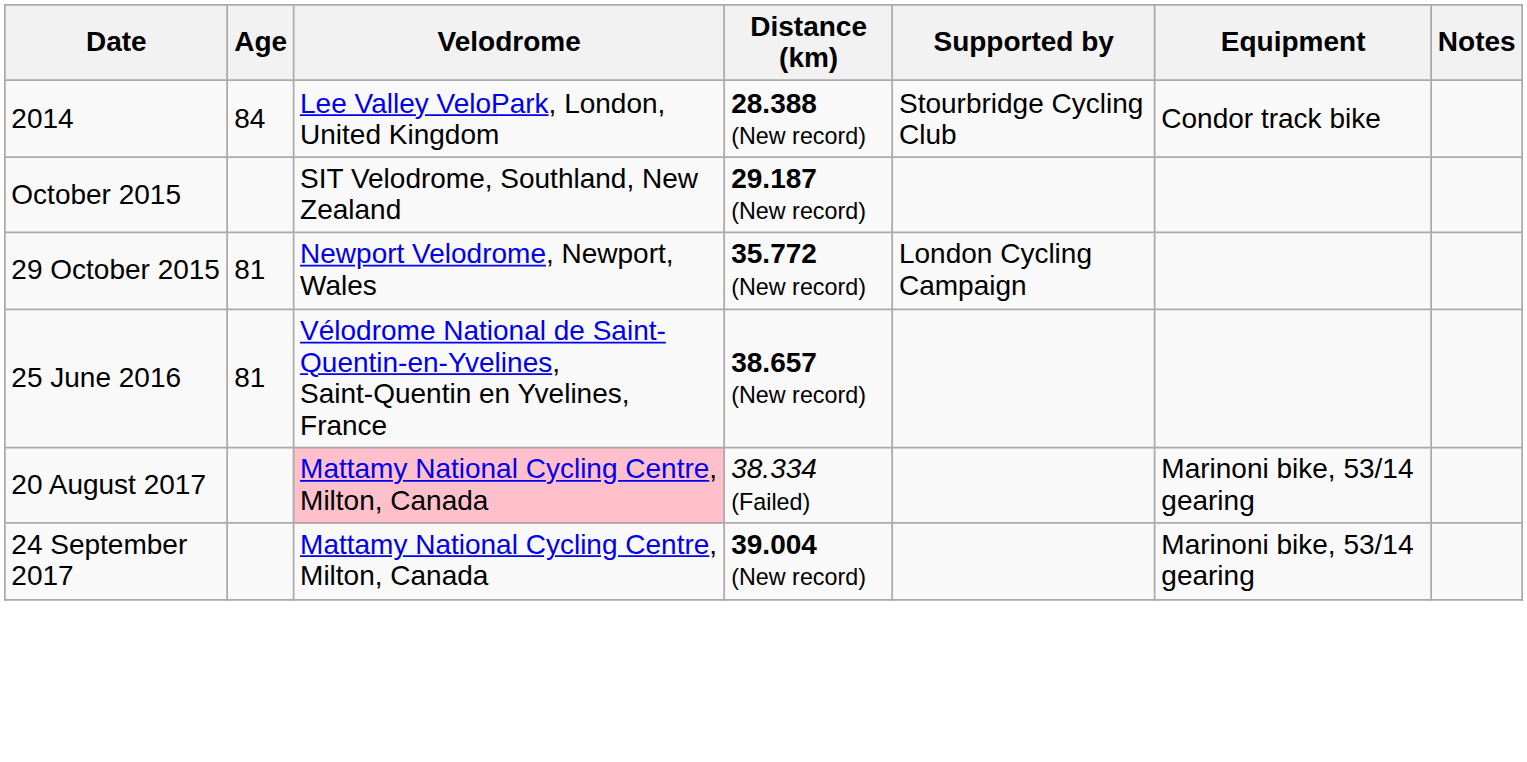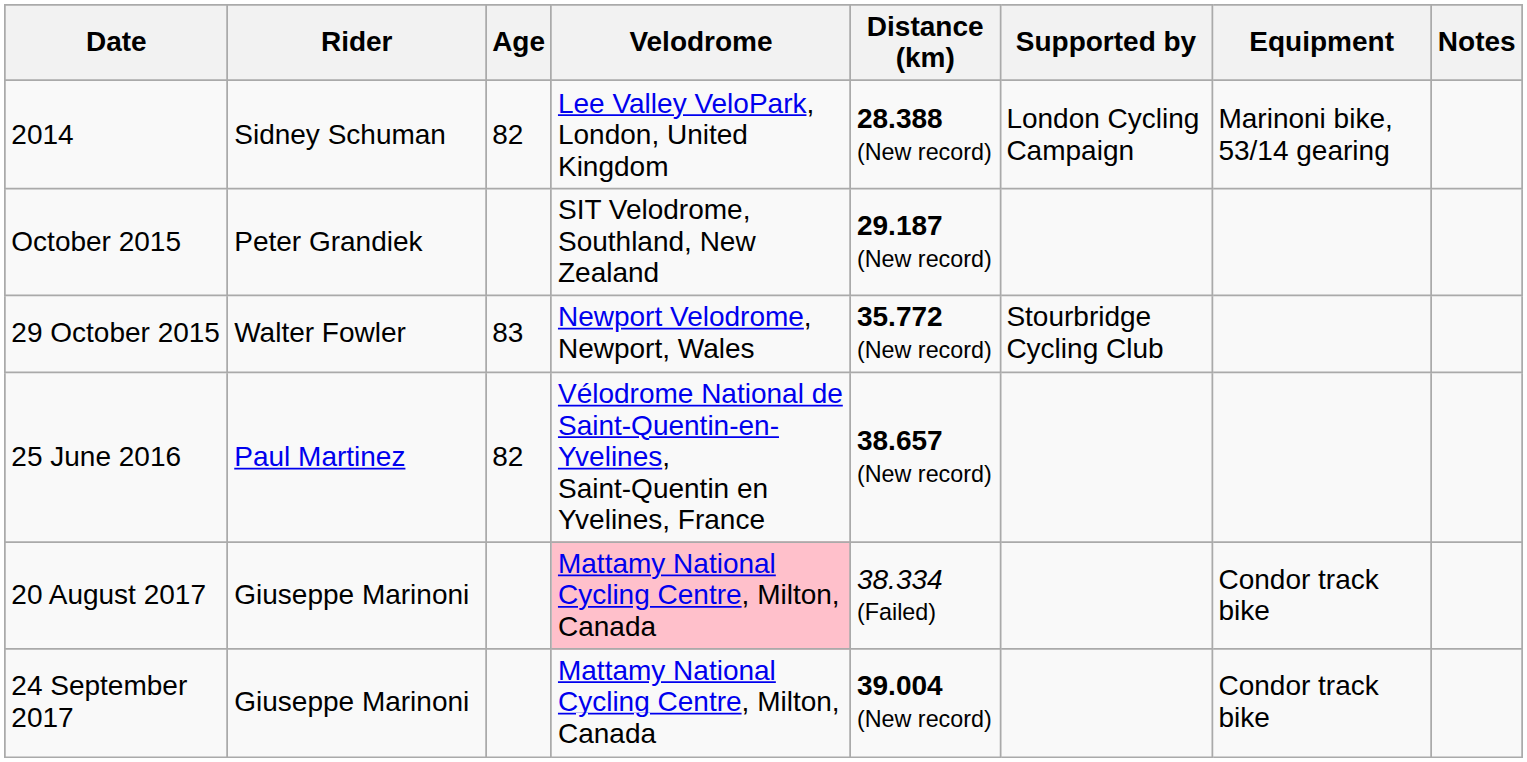+ column: (357, 42)
(250, 118) 84 -> (508, 134) 82
(1021, 118) Stourbridge Cycling Club -> (1103, 134) London Cycling Campaign
(1271, 118) Condor track bike -> (1306, 134) Marinoni bike, 53/14 gearing
(250, 270) 81 -> (508, 333) 83
(995, 270) London Cycling Campaign -> (1085, 333) Stourbridge Cycling Club
(250, 377) 81 -> (508, 456) 82
(1287, 484) Marinoni bike, 53/14 gearing -> (1299, 595) Condor track bike
(1287, 560) Marinoni bike, 53/14 gearing -> (1299, 702) Condor track bike
